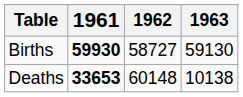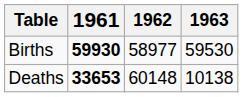(153, 50) 58727 -> (153, 50) 58977
(209, 50) 59130 -> (209, 50) 59530
